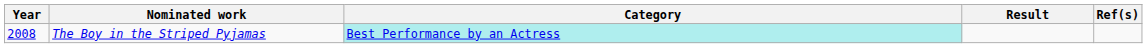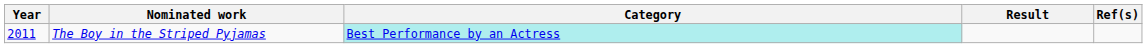(22, 33) 2008 -> (22, 33) 2011
